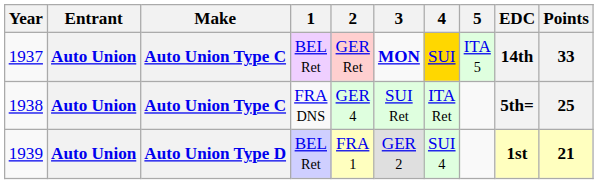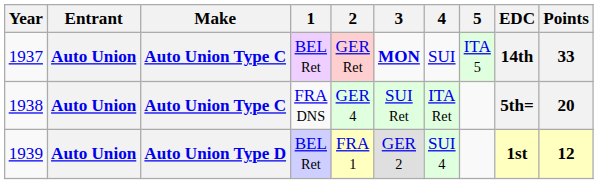(442, 56) gold background -> (442, 56) no background
(566, 105) 25 -> (566, 105) 20
(566, 153) 21 -> (566, 153) 12
